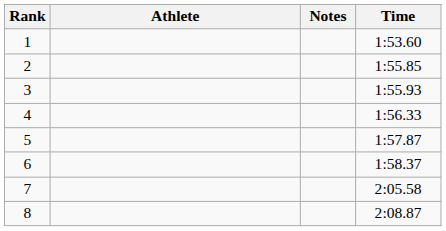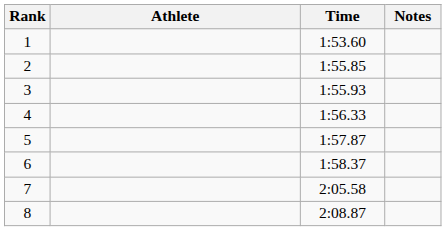columns swapped: (398, 16) <-> (328, 16)
